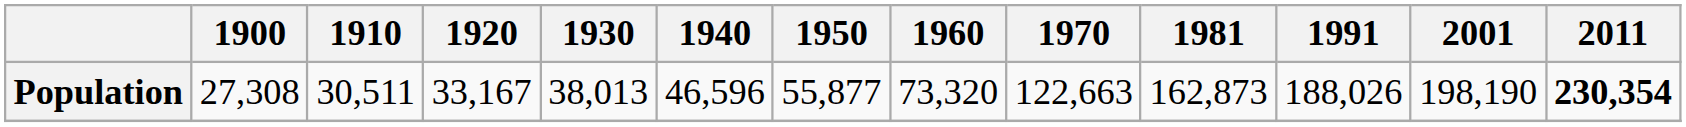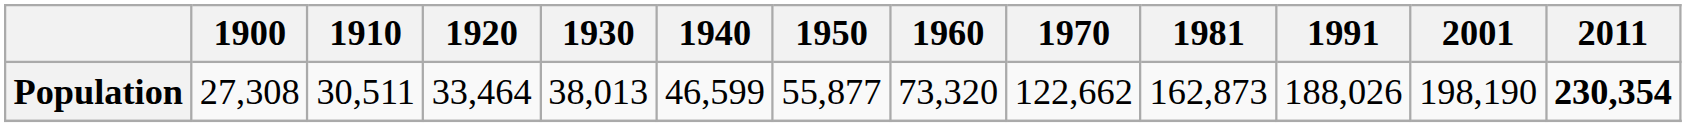(482, 90) 33,167 -> (482, 90) 33,464
(715, 90) 46,596 -> (715, 90) 46,599
(1074, 90) 122,663 -> (1074, 90) 122,662
